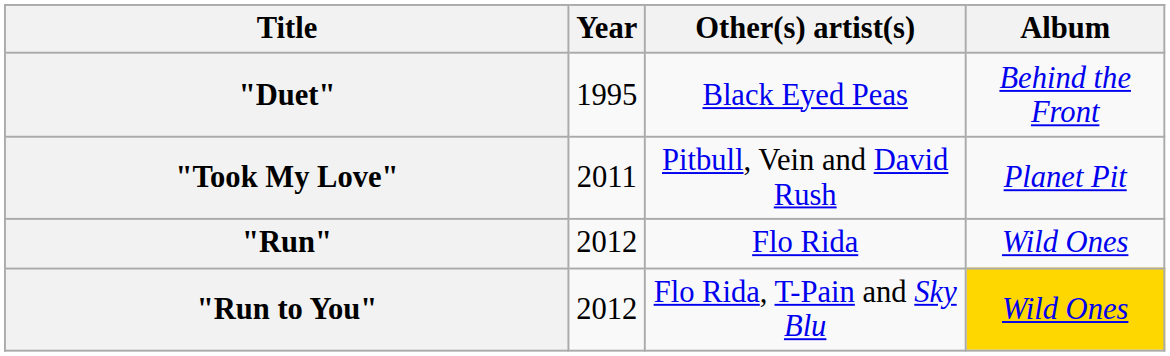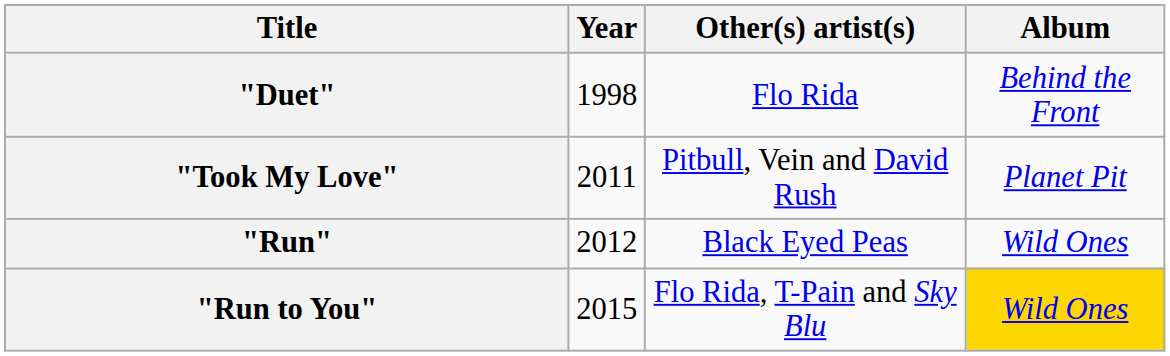(607, 94) 1995 -> (607, 94) 1998
(805, 94) Black Eyed Peas -> (805, 94) Flo Rida
(805, 242) Flo Rida -> (805, 242) Black Eyed Peas
(607, 308) 2012 -> (607, 308) 2015
